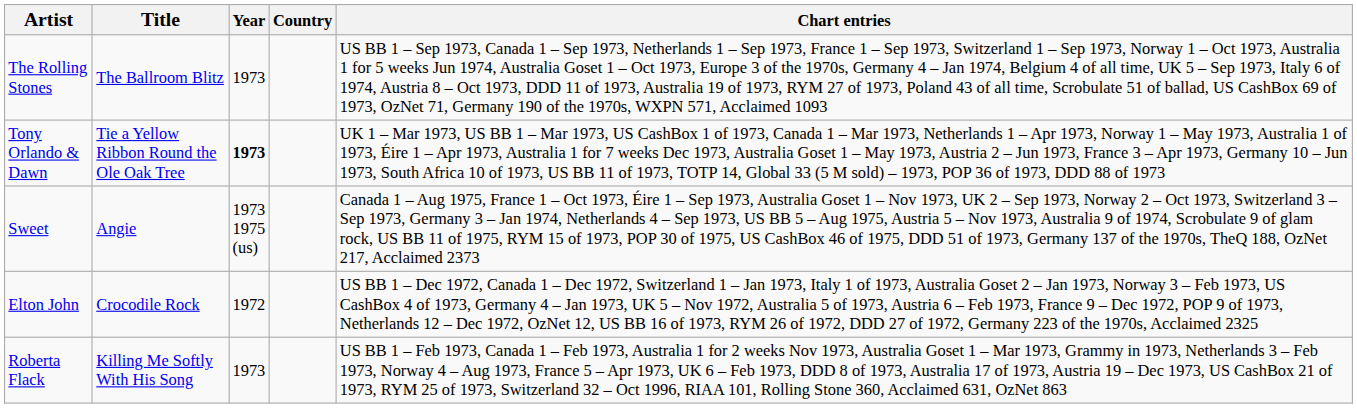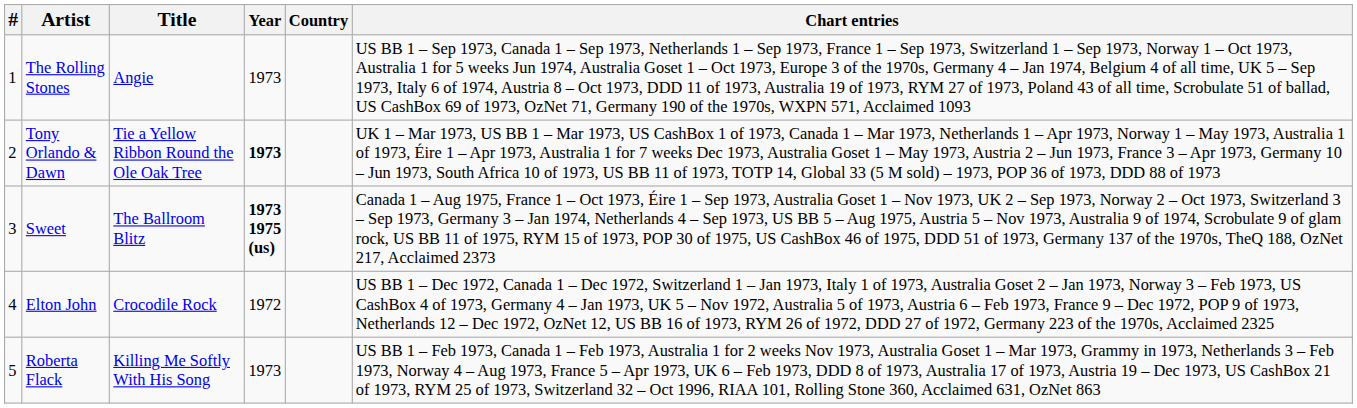+ column: (13, 19)
(160, 77) The Ballroom Blitz -> (133, 77) Angie
(116, 229) Angie -> (159, 229) The Ballroom Blitz
(249, 229) normal -> (265, 229) bold
